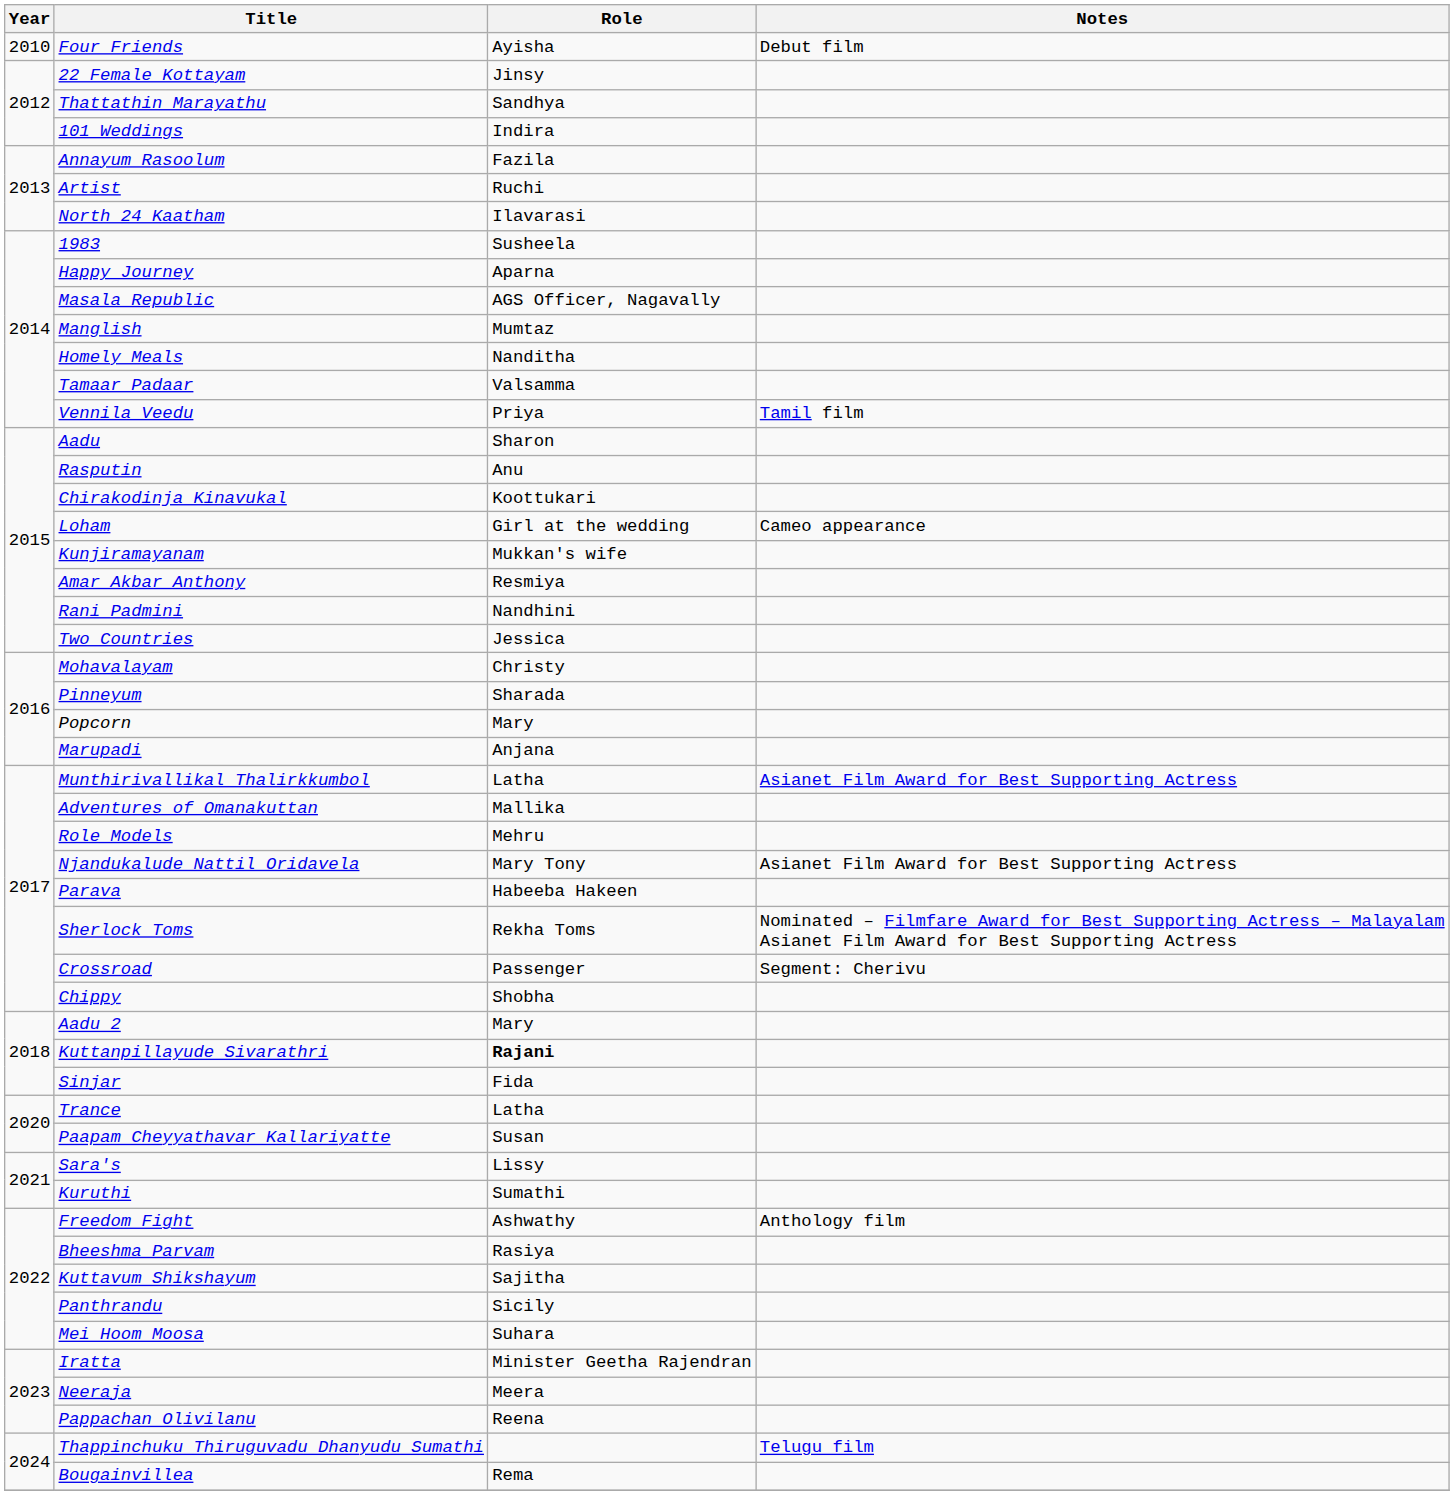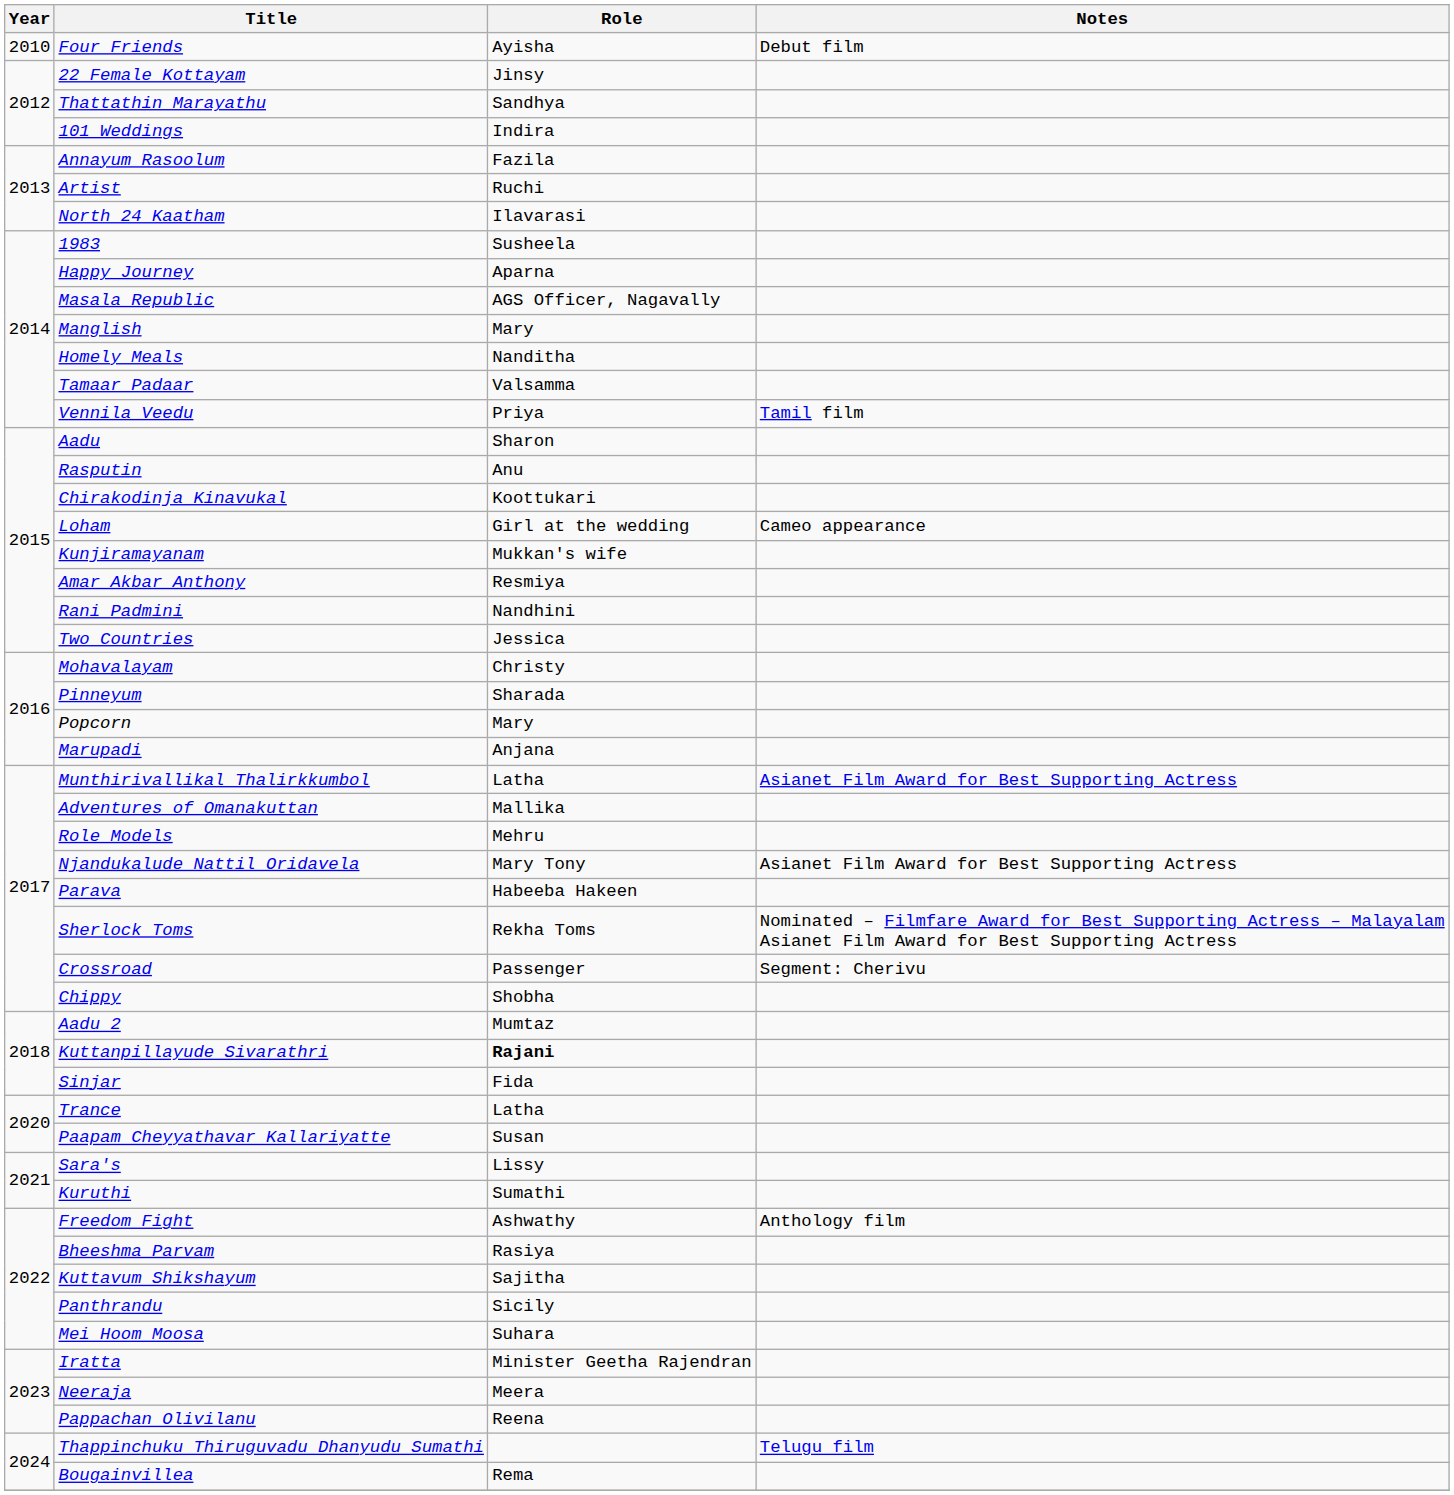(523, 329) Mumtaz -> (513, 329) Mary
(513, 1025) Mary -> (523, 1025) Mumtaz
